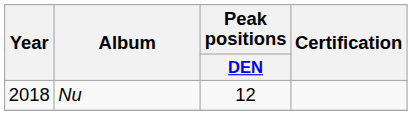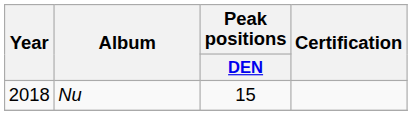(246, 95) 12 -> (246, 95) 15
